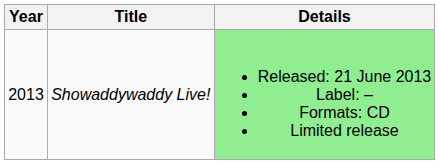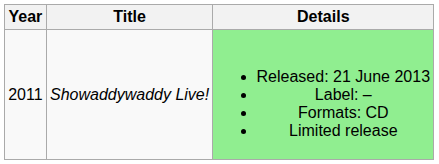(26, 94) 2013 -> (25, 94) 2011
